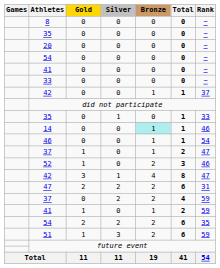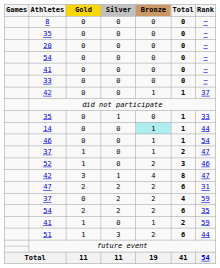(206, 128) 46 -> (206, 128) 44
rows swapped: (47, 222) <-> (47, 210)
(206, 234) 59 -> (206, 234) 44
